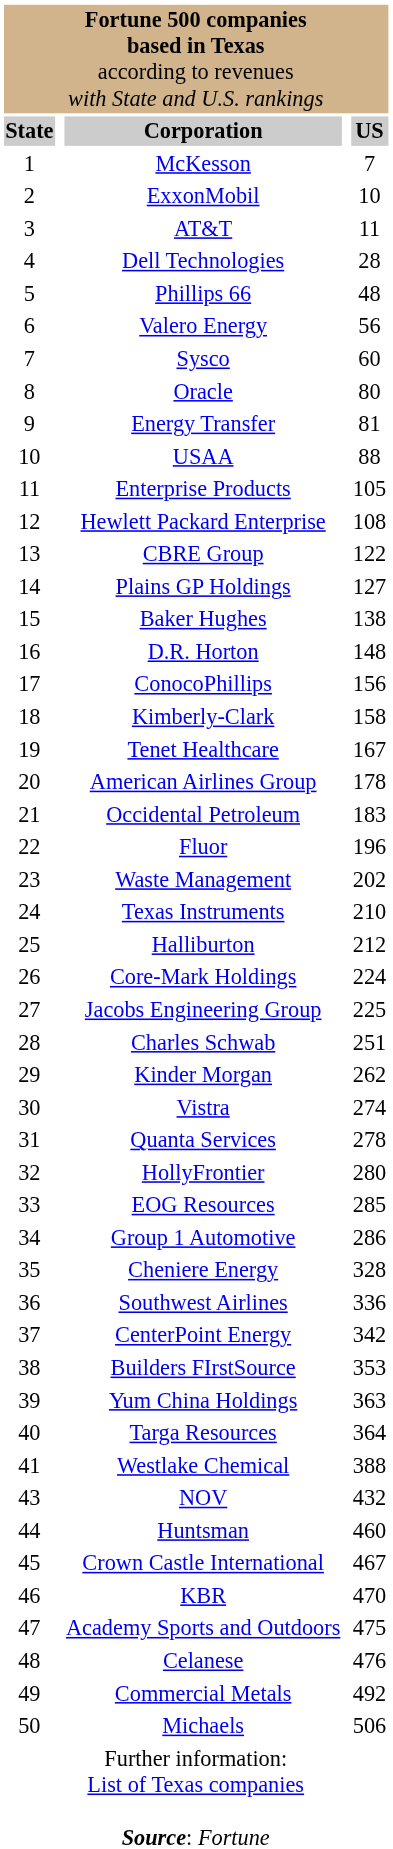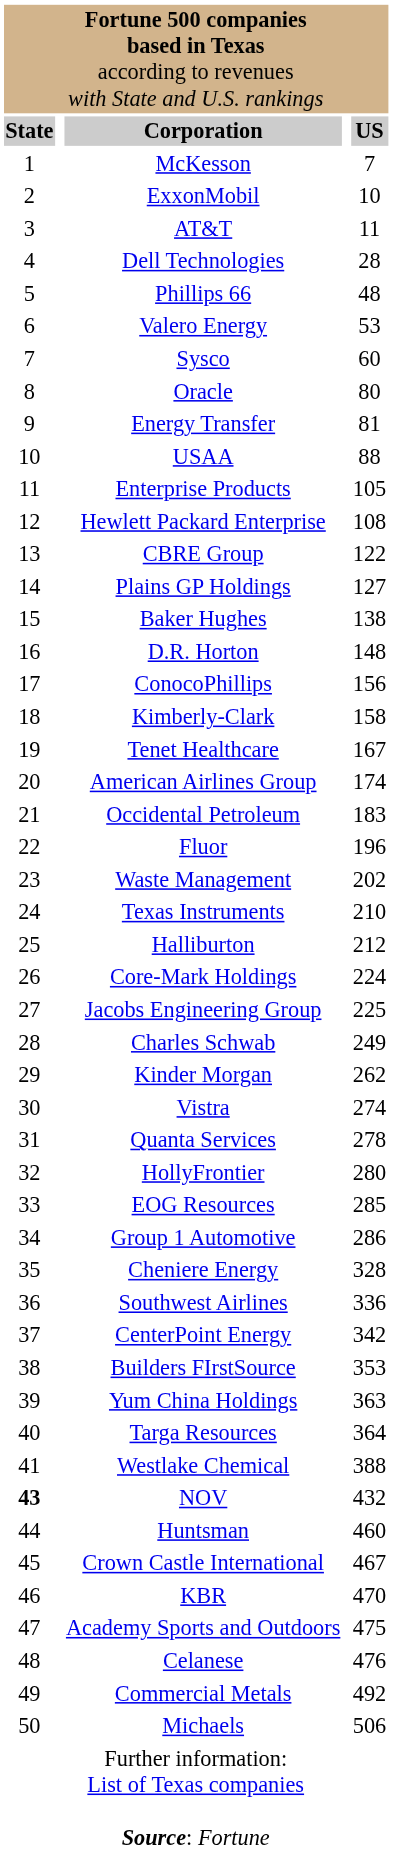(369, 326) 56 -> (369, 326) 53
(370, 782) 178 -> (370, 782) 174
(370, 1042) 251 -> (370, 1042) 249
(29, 1498) normal -> (29, 1498) bold
